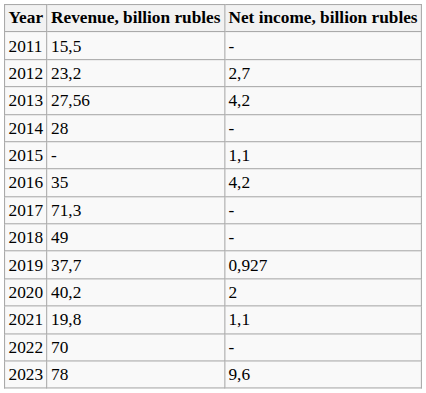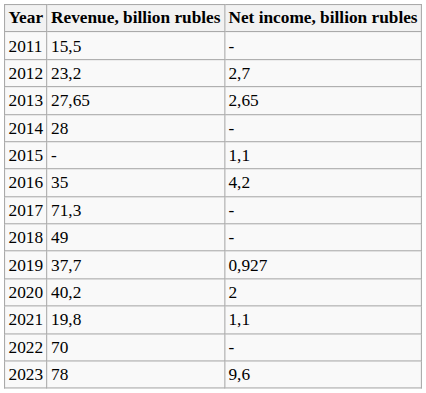(70, 100) 27,56 -> (70, 100) 27,65
(239, 100) 4,2 -> (244, 100) 2,65
